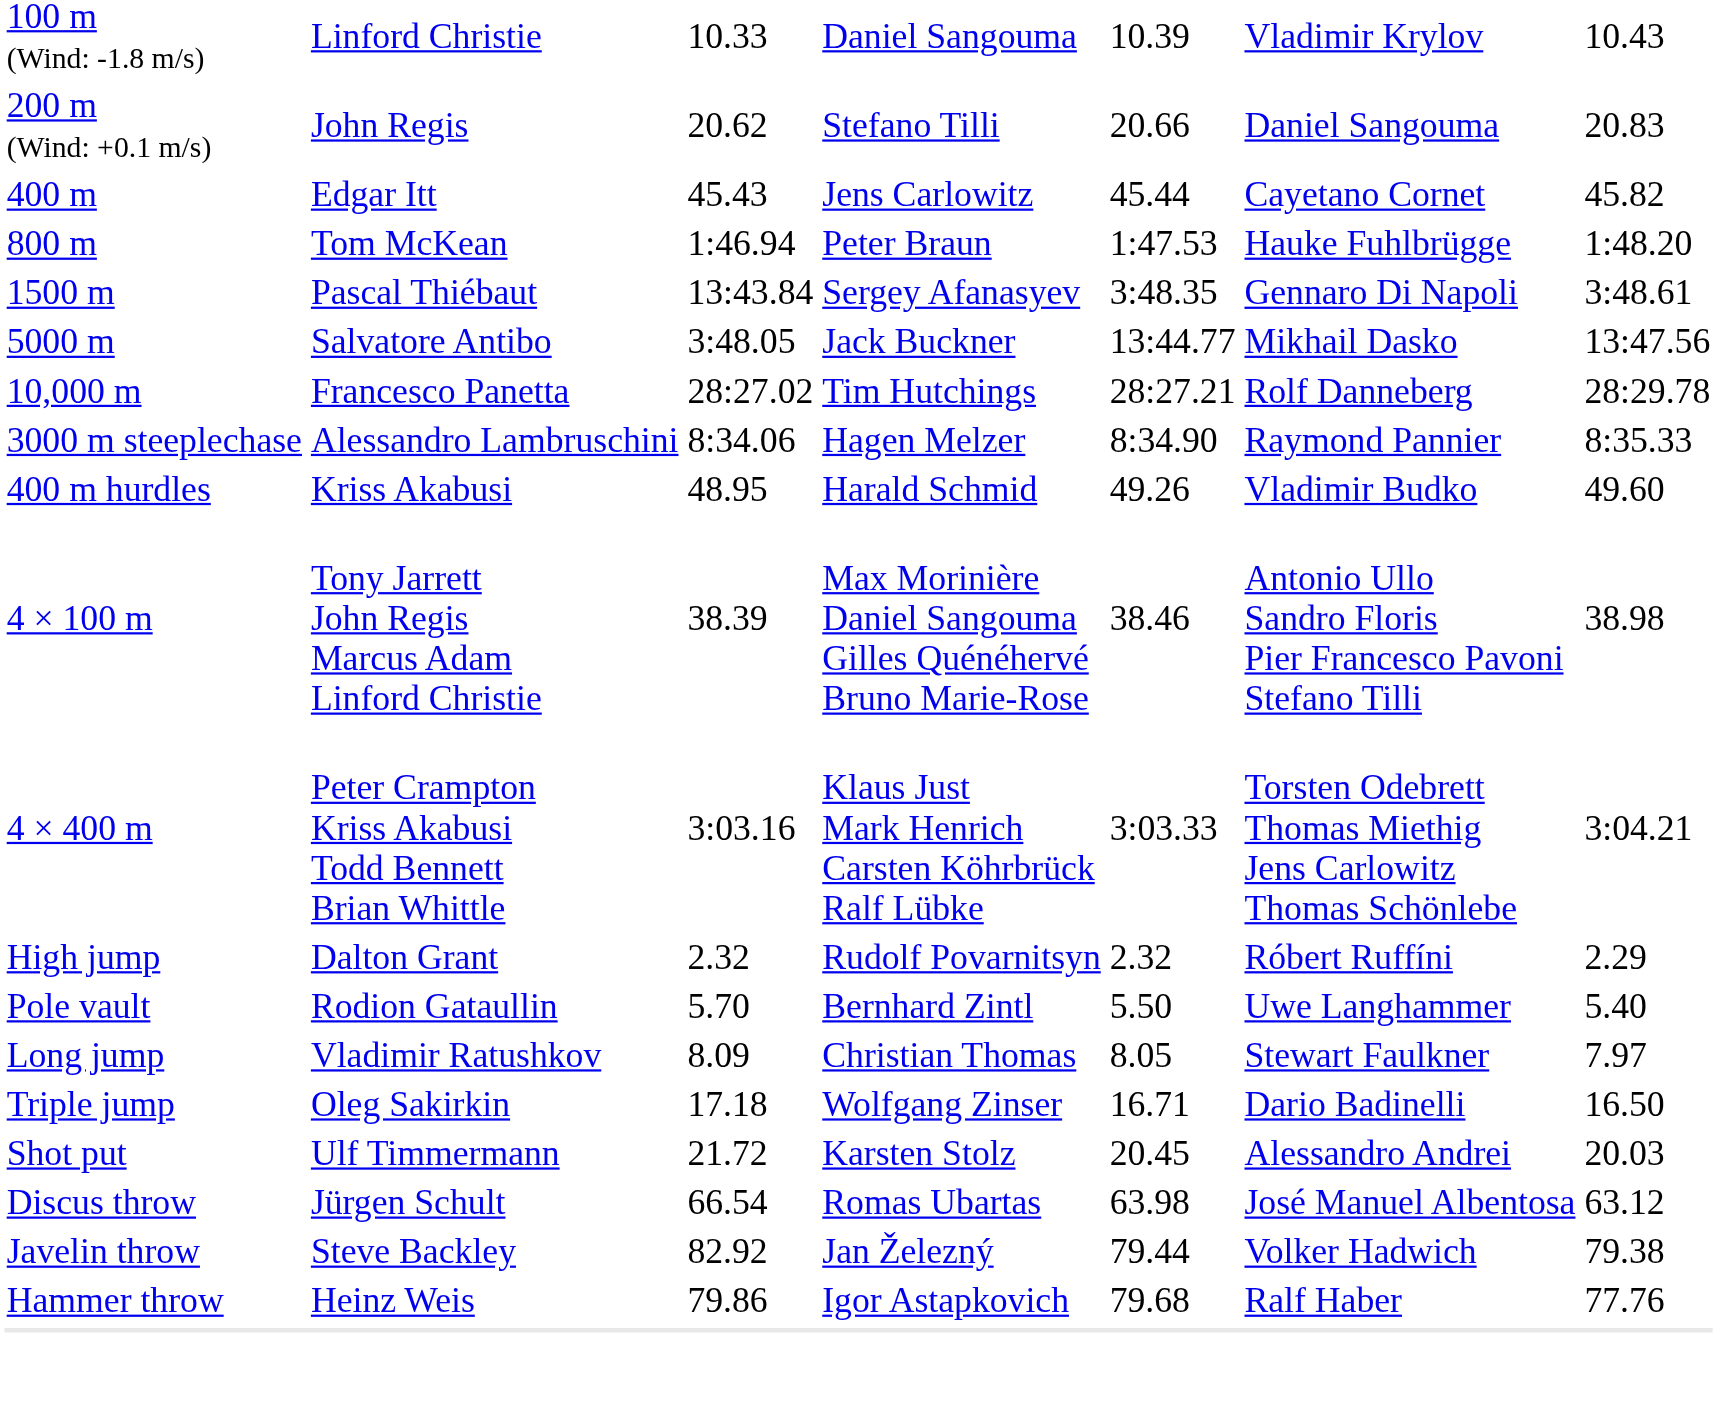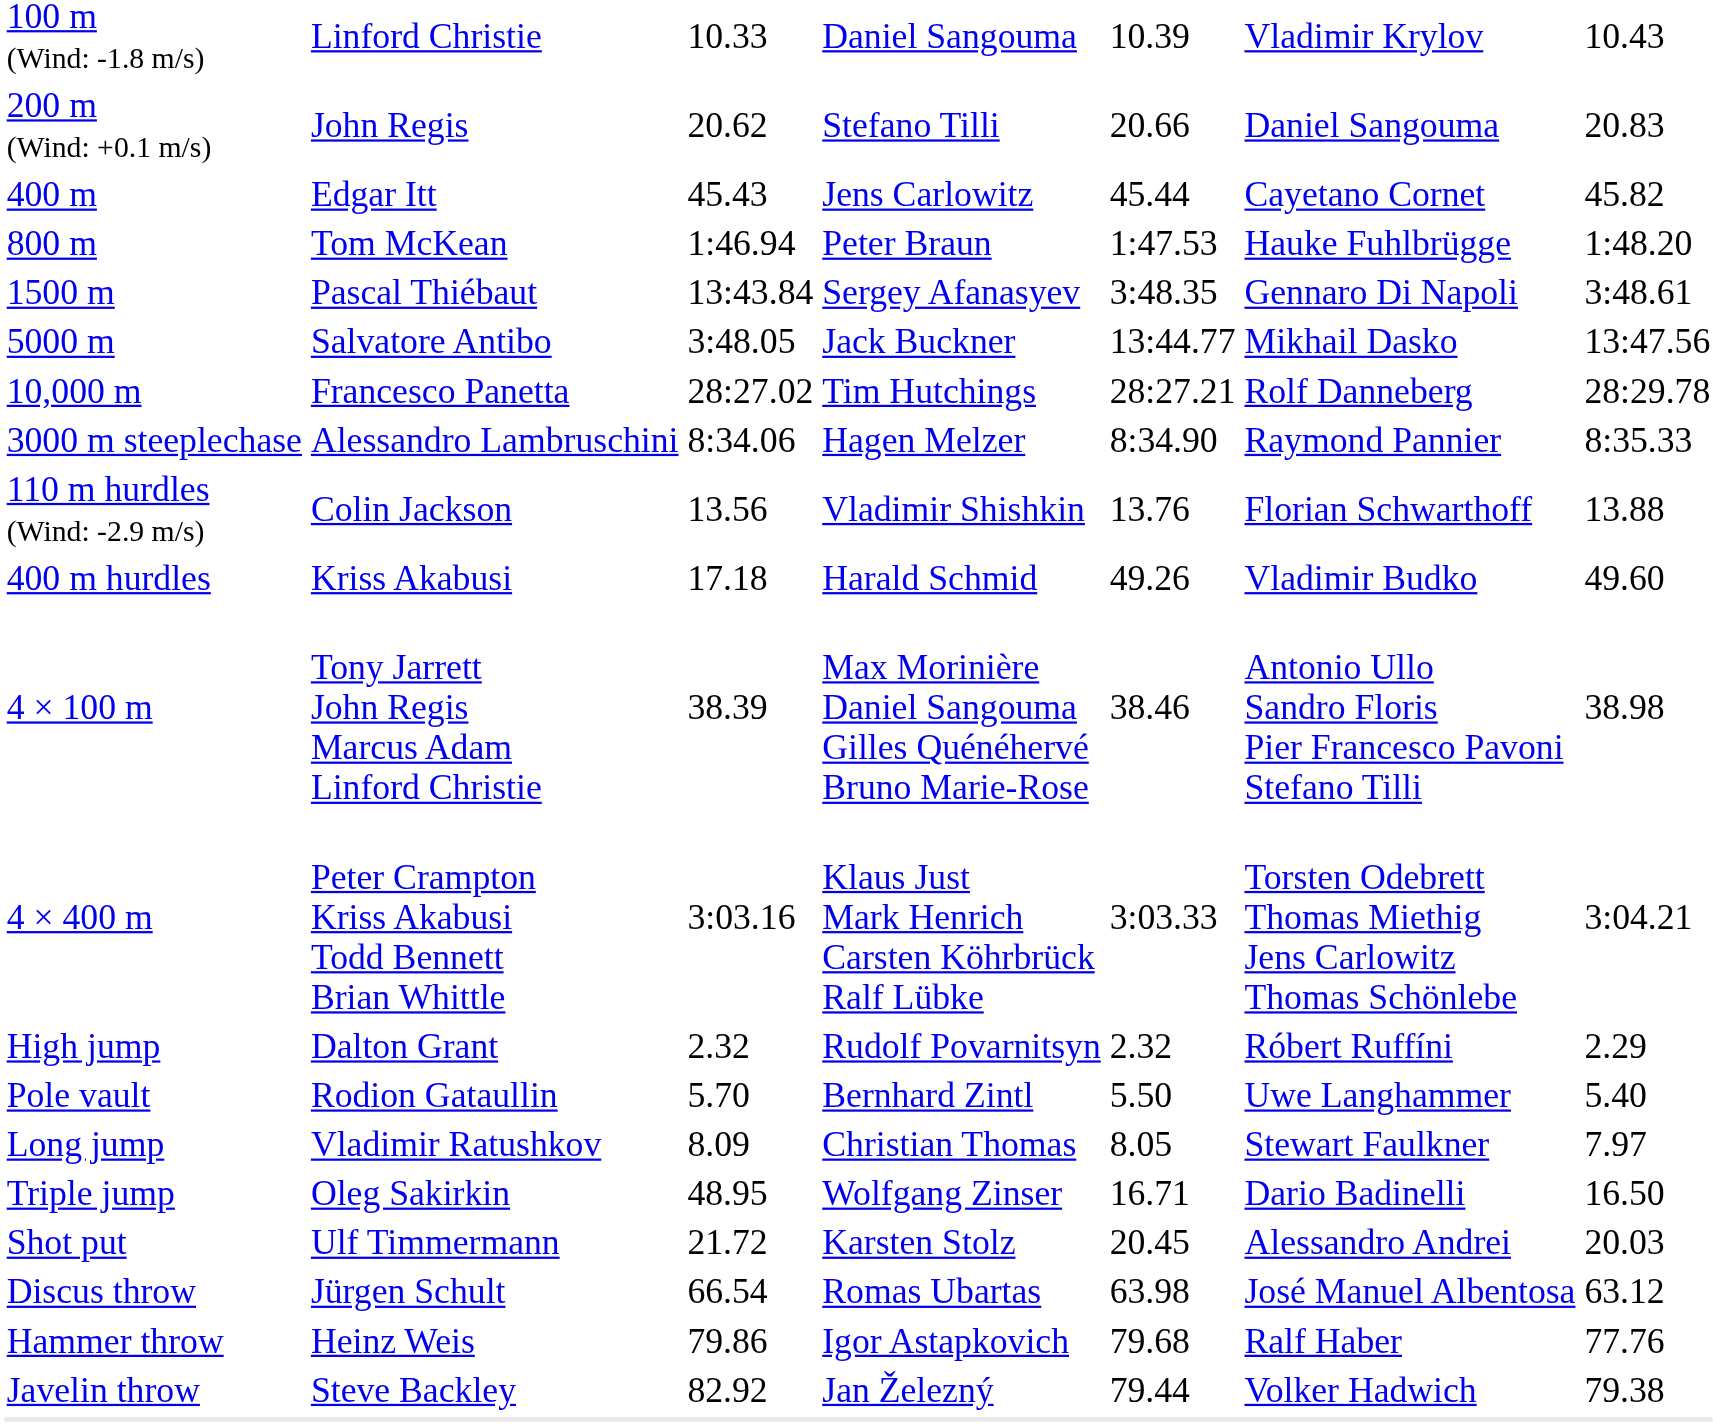+ row: (108, 508)
(728, 488) 48.95 -> (728, 578) 17.18
(728, 1104) 17.18 -> (728, 1193) 48.95
rows swapped: (115, 1300) <-> (103, 1251)
